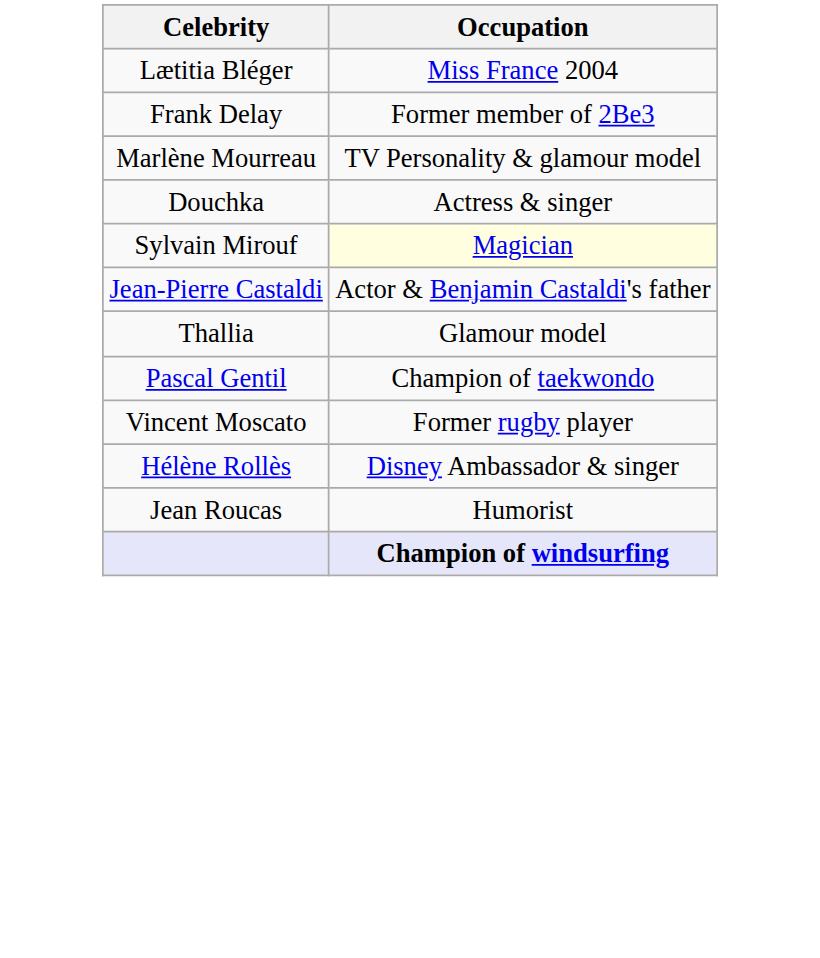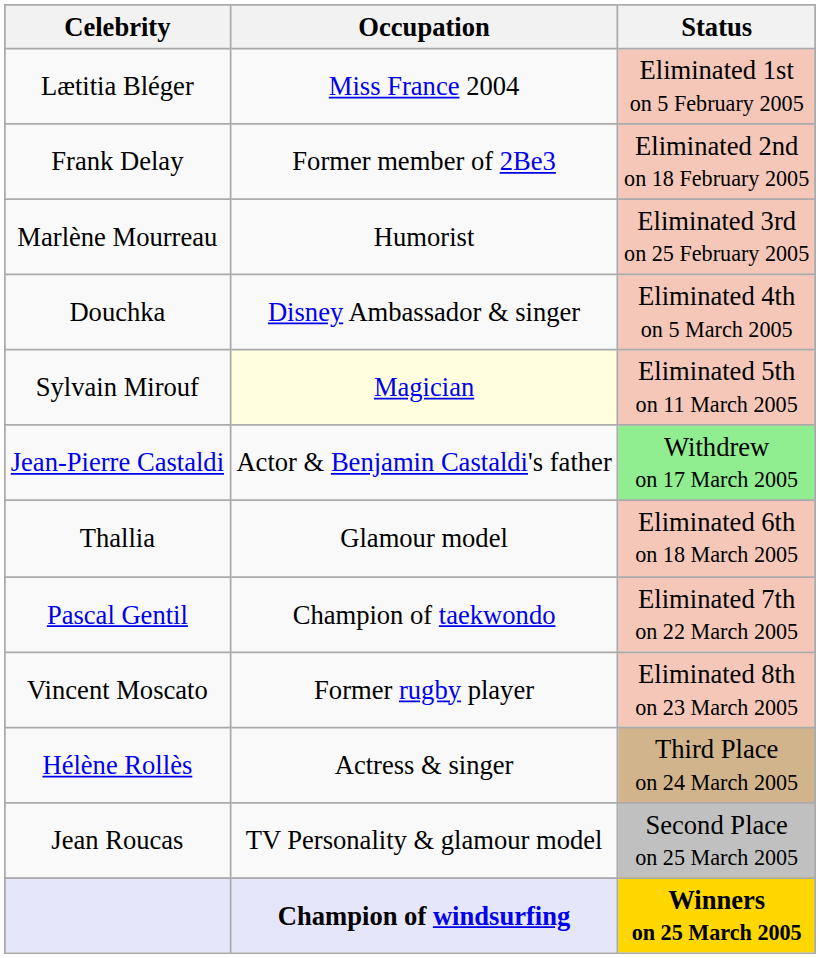+ column: (717, 26)
(523, 158) TV Personality & glamour model -> (424, 236) Humorist
(523, 201) Actress & singer -> (424, 312) Disney Ambassador & singer
(523, 465) Disney Ambassador & singer -> (424, 764) Actress & singer
(523, 508) Humorist -> (424, 839) TV Personality & glamour model
